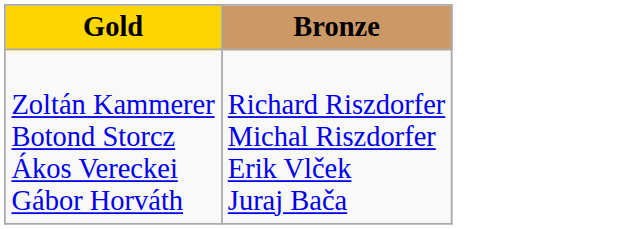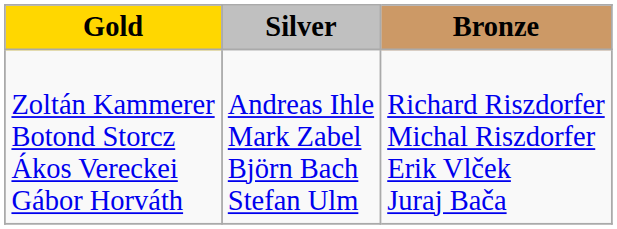+ column: (301, 27)
